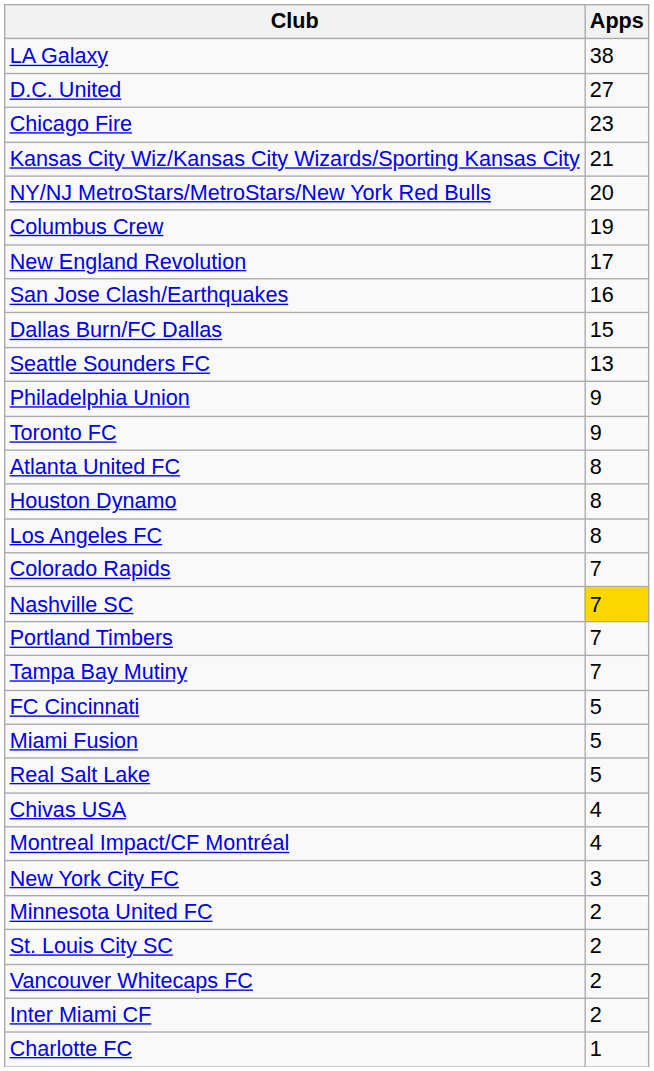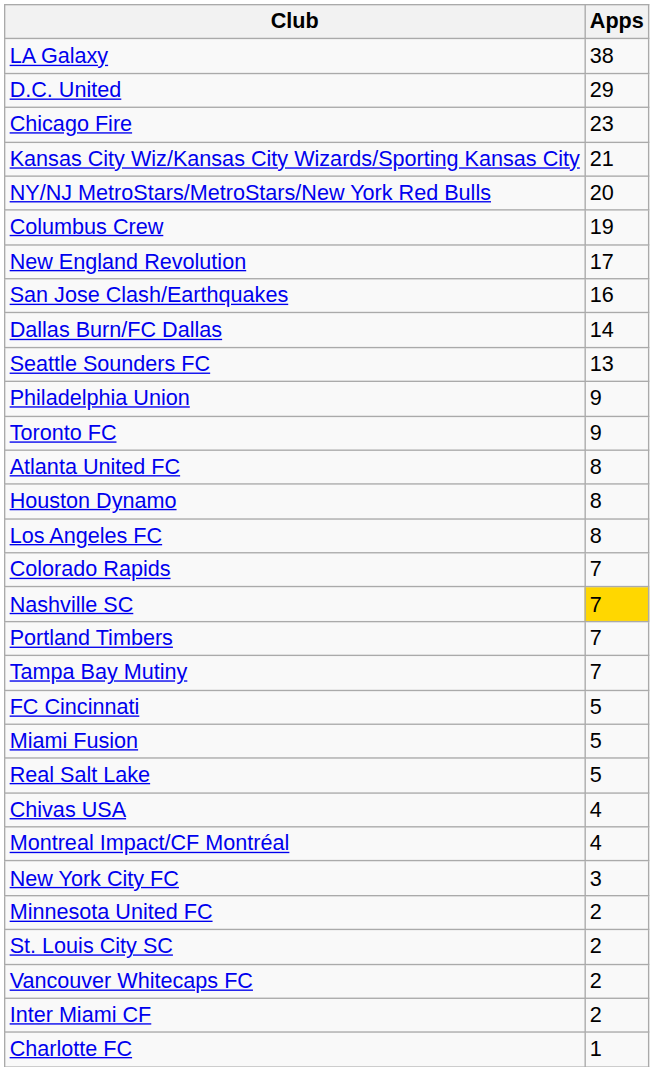(602, 90) 27 -> (602, 90) 29
(602, 329) 15 -> (602, 329) 14
